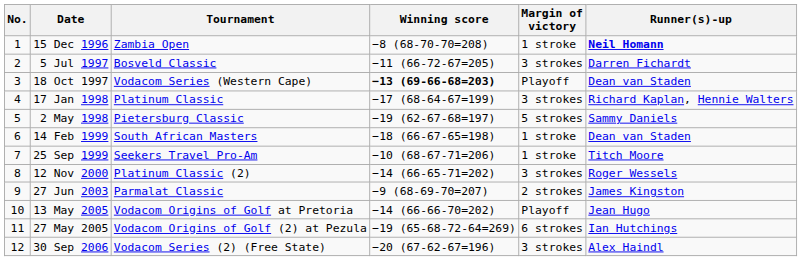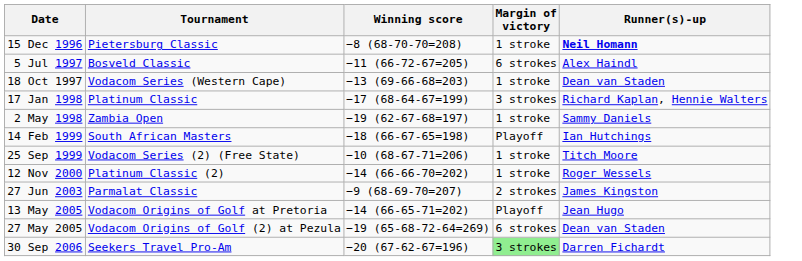- column: (17, 20)
(151, 45) Zambia Open -> (153, 45) Pietersburg Classic
(552, 64) 3 strokes -> (526, 64) 6 strokes
(640, 64) Darren Fichardt -> (600, 64) Alex Haindl
(434, 82) bold -> (408, 82) normal
(545, 82) Playoff -> (523, 82) 1 stroke
(179, 119) Pietersburg Classic -> (125, 119) Zambia Open
(552, 119) 5 strokes -> (523, 119) 1 stroke
(549, 137) 1 stroke -> (519, 137) Playoff
(640, 137) Dean van Staden -> (607, 137) Ian Hutchings
(186, 155) Seekers Travel Pro-Am -> (194, 155) Vodacom Series (2) (Free State)
(434, 174) −14 (66-65-71=202) -> (408, 174) −14 (66-66-70=202)
(552, 174) 3 strokes -> (523, 174) 1 stroke
(434, 210) −14 (66-66-70=202) -> (408, 210) −14 (66-65-71=202)
(633, 229) Ian Hutchings -> (614, 229) Dean van Staden
(220, 247) Vodacom Series (2) (Free State) -> (160, 247) Seekers Travel Pro-Am
(552, 247) no background -> (526, 247) lightgreen background
(626, 247) Alex Haindl -> (614, 247) Darren Fichardt
